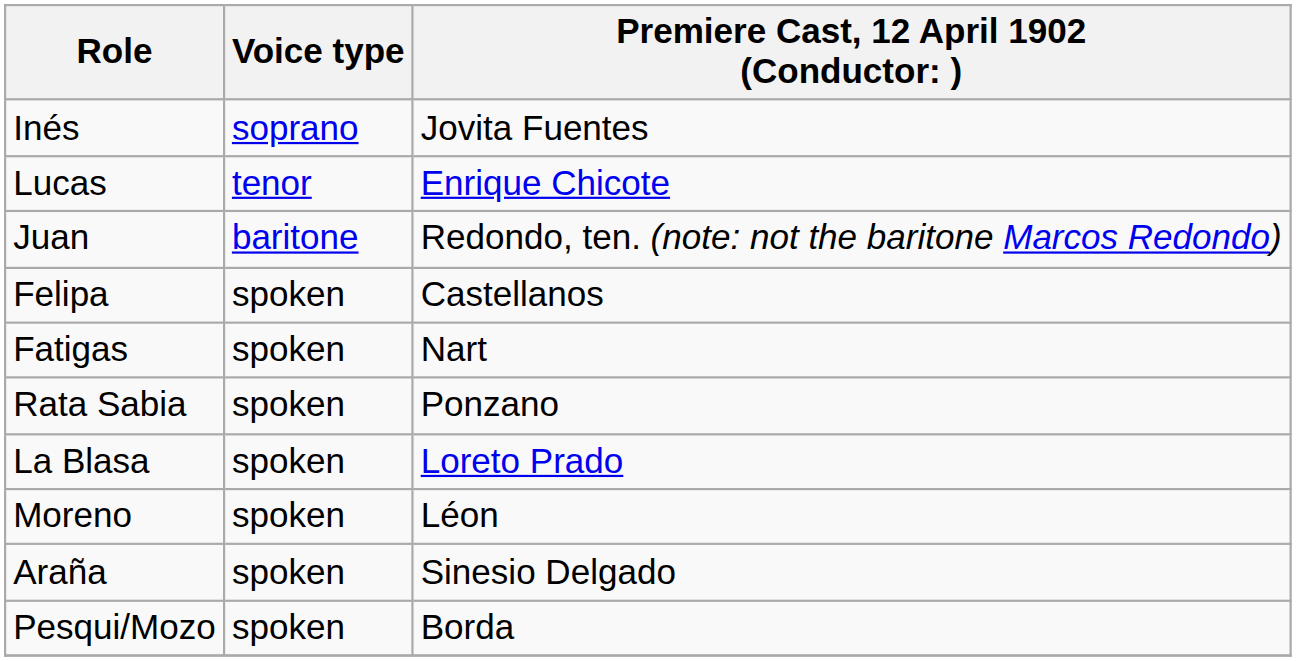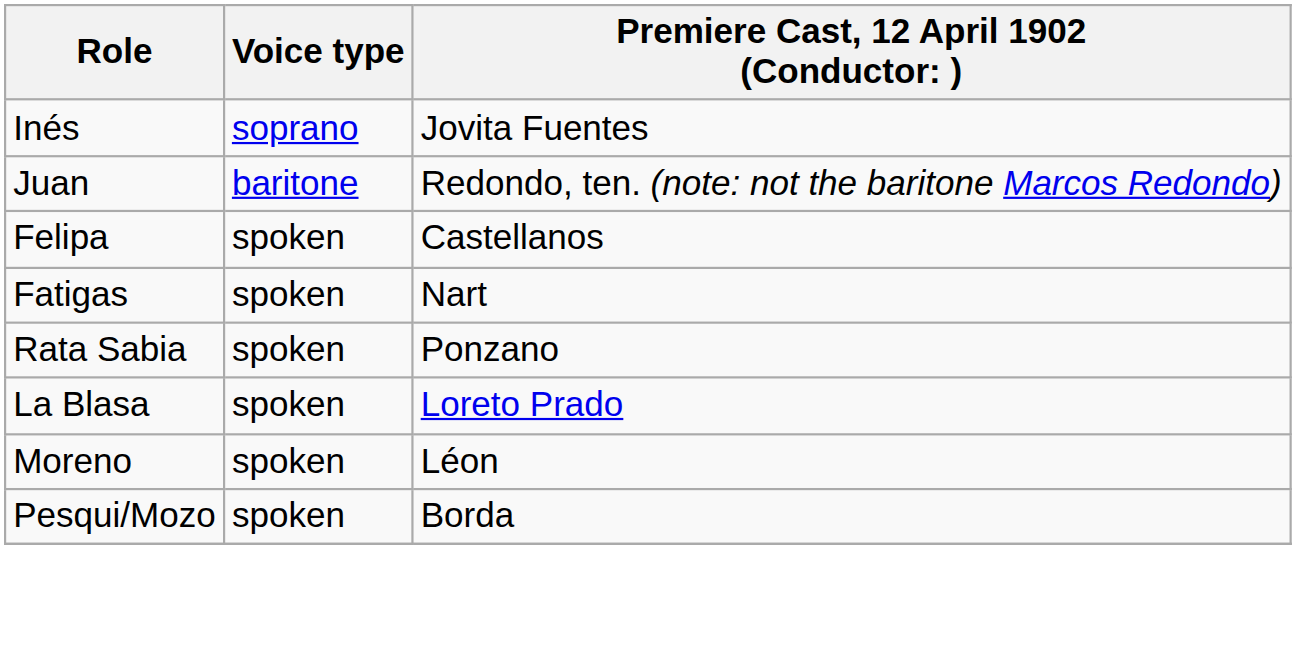- row: (60, 182)
- row: (60, 571)
